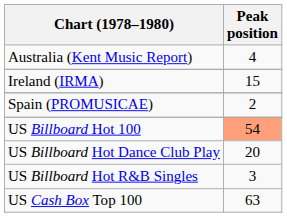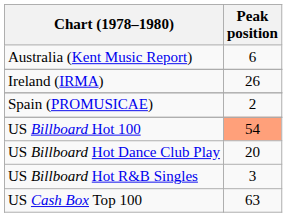(252, 57) 4 -> (252, 57) 6
(252, 81) 15 -> (252, 81) 26
